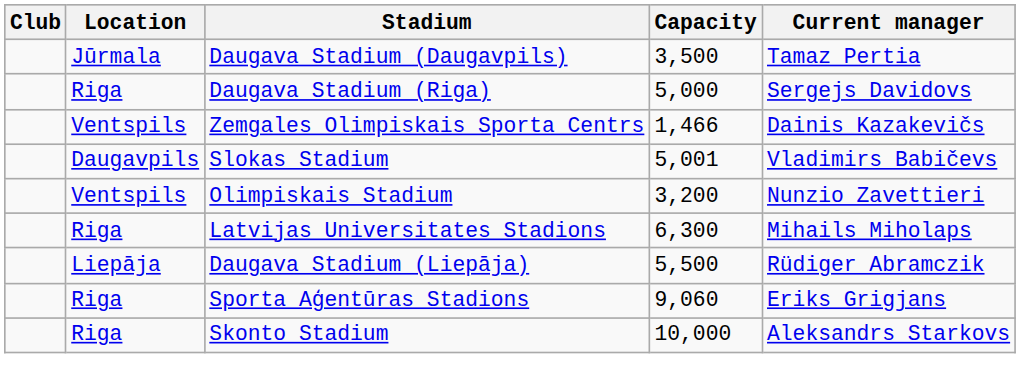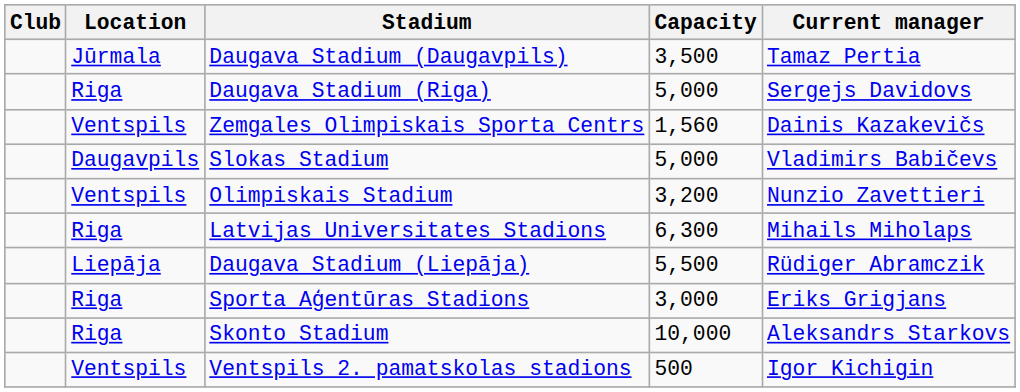(686, 126) 1,466 -> (686, 126) 1,560
(686, 161) 5,001 -> (686, 161) 5,000
(686, 300) 9,060 -> (686, 300) 3,000
+ row: (420, 370)
